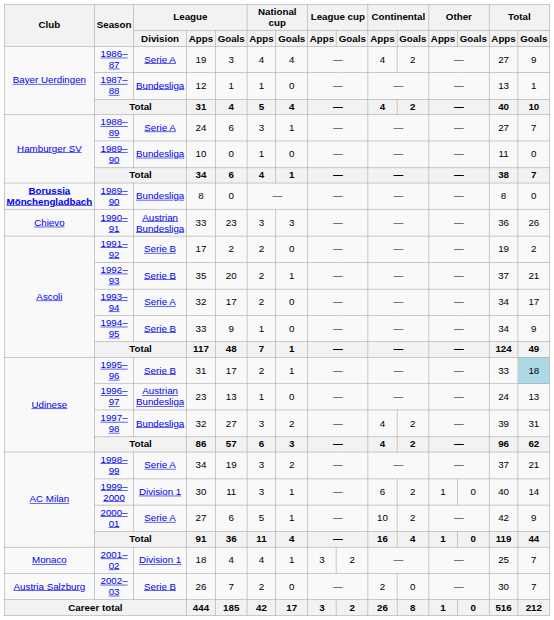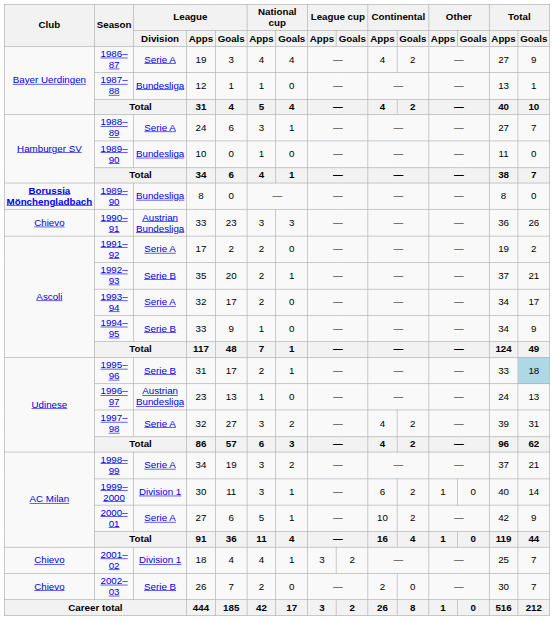(160, 249) Serie B -> (160, 249) Serie A
(160, 423) Bundesliga -> (160, 423) Serie A
(49, 560) Monaco -> (49, 560) Chievo
(49, 586) Austria Salzburg -> (49, 586) Chievo
